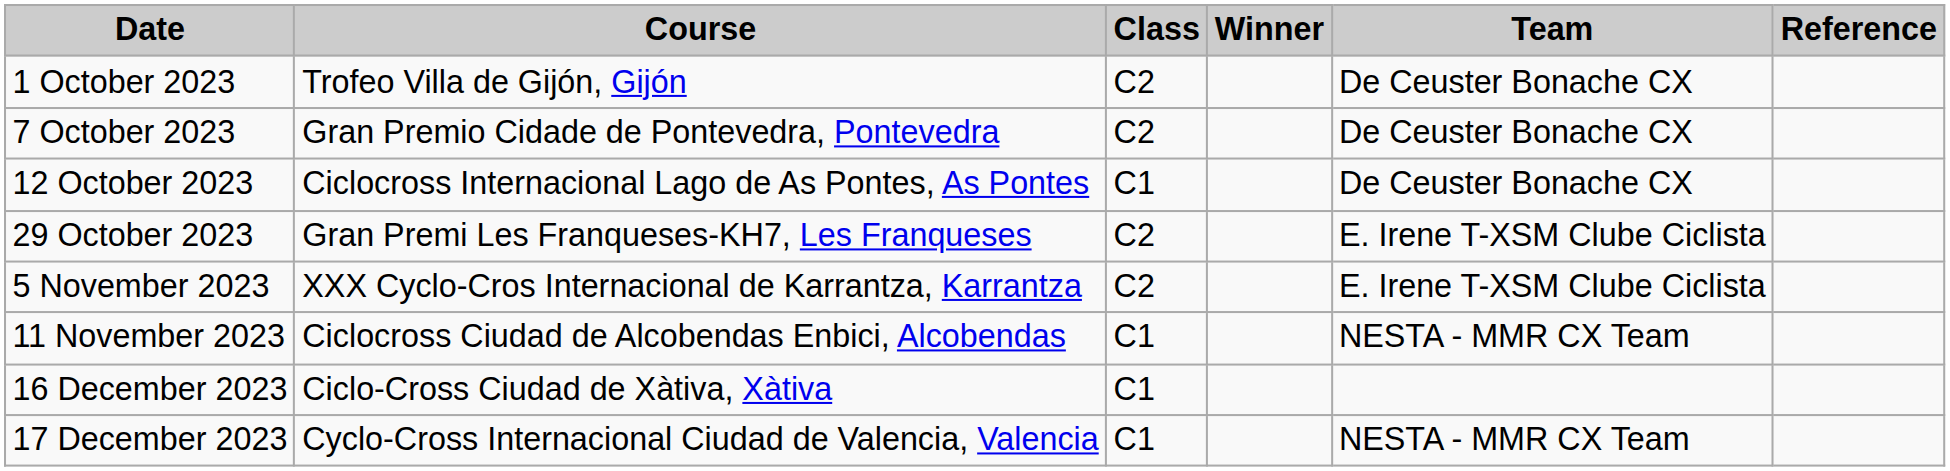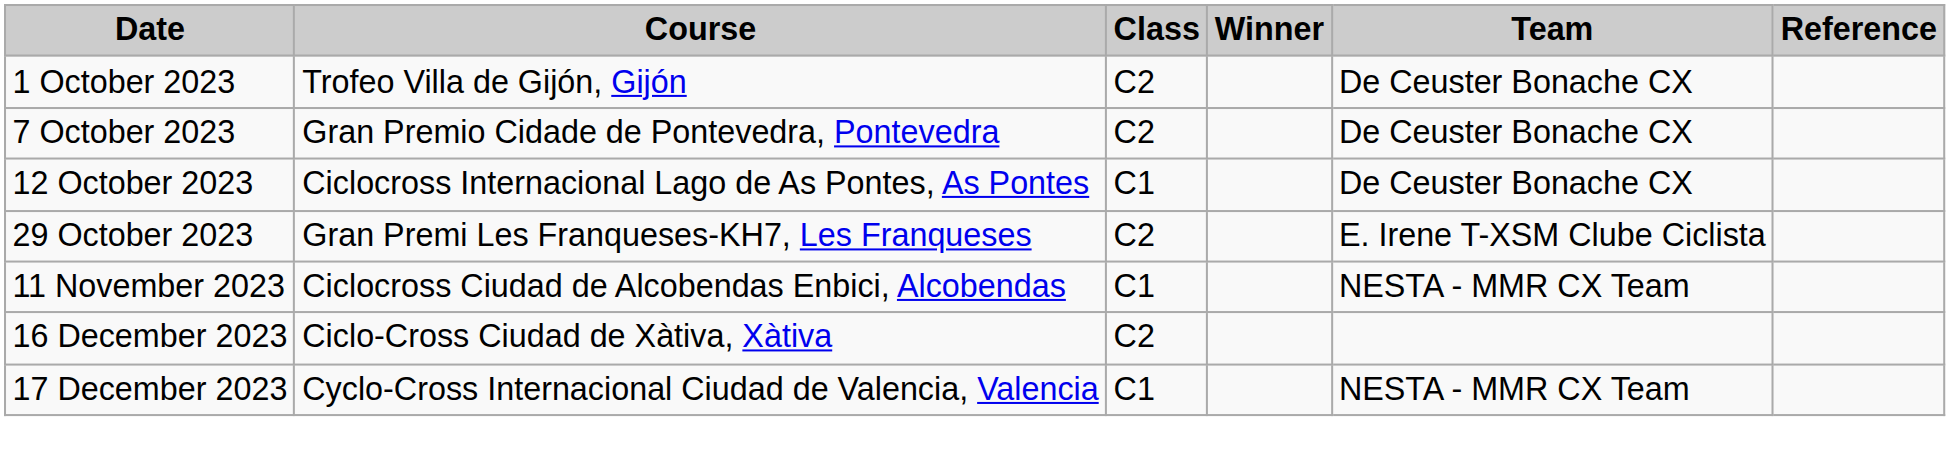- row: (141, 286)
(1134, 388) C1 -> (1134, 337) C2
